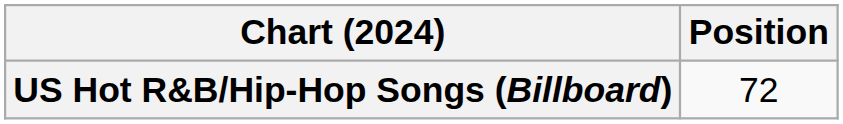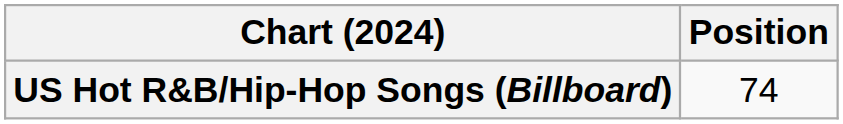(759, 88) 72 -> (759, 88) 74
